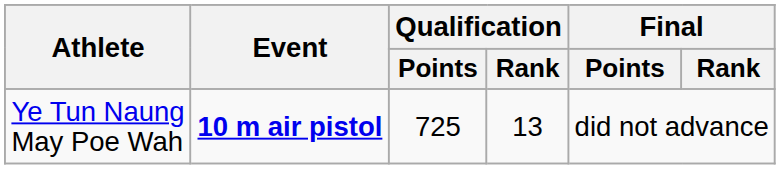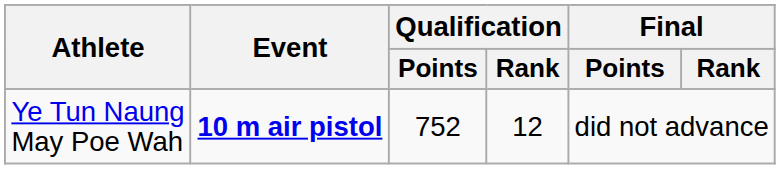(438, 127) 725 -> (438, 127) 752
(528, 127) 13 -> (528, 127) 12
